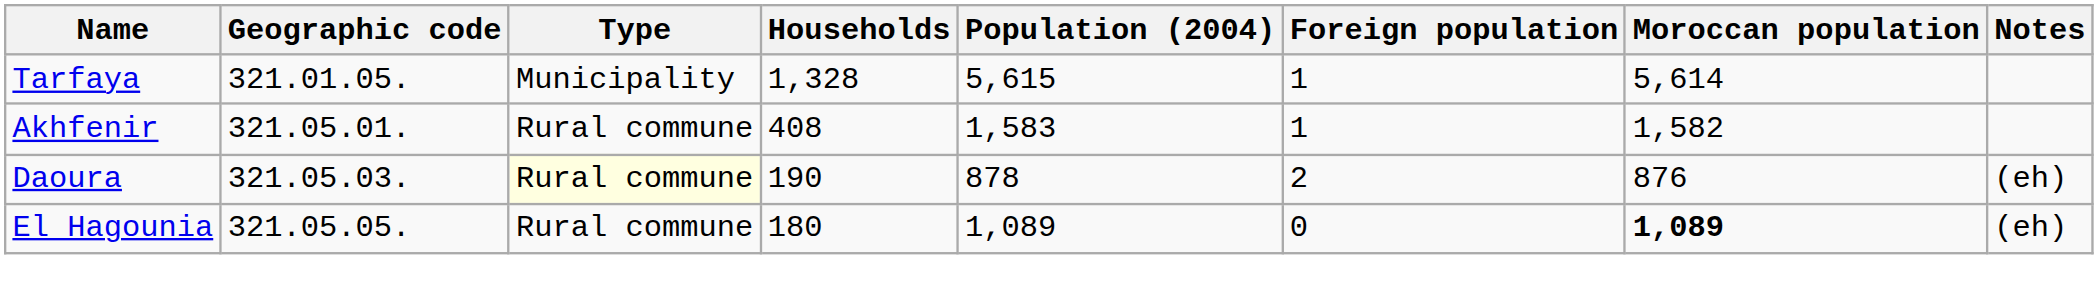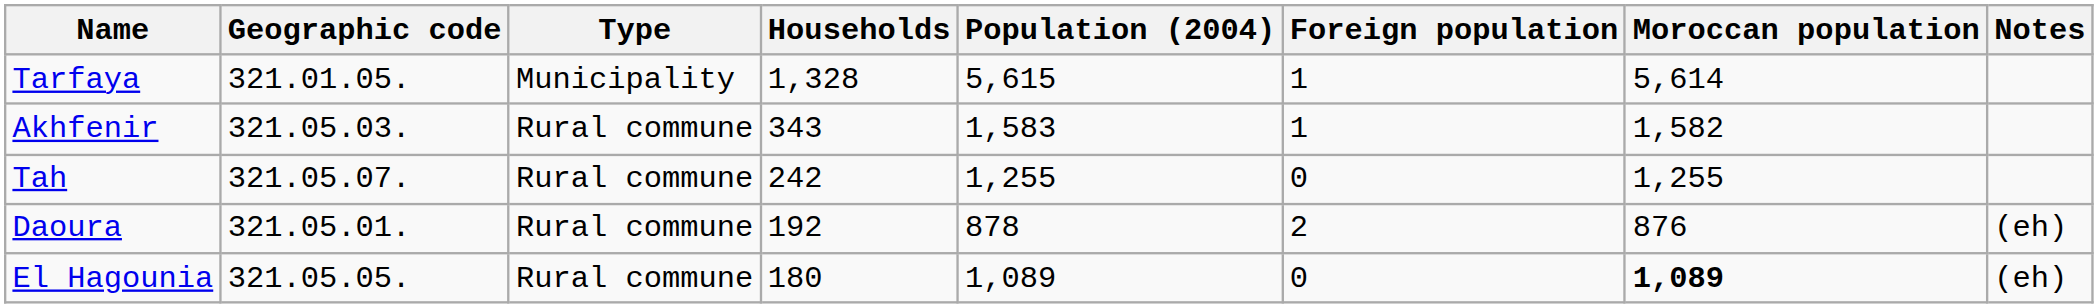(319, 129) 321.05.01. -> (319, 129) 321.05.03.
(795, 129) 408 -> (795, 129) 343
+ row: (40, 179)
(319, 179) 321.05.03. -> (319, 228) 321.05.01.
(635, 179) lightyellow background -> (635, 228) no background
(795, 179) 190 -> (795, 228) 192
